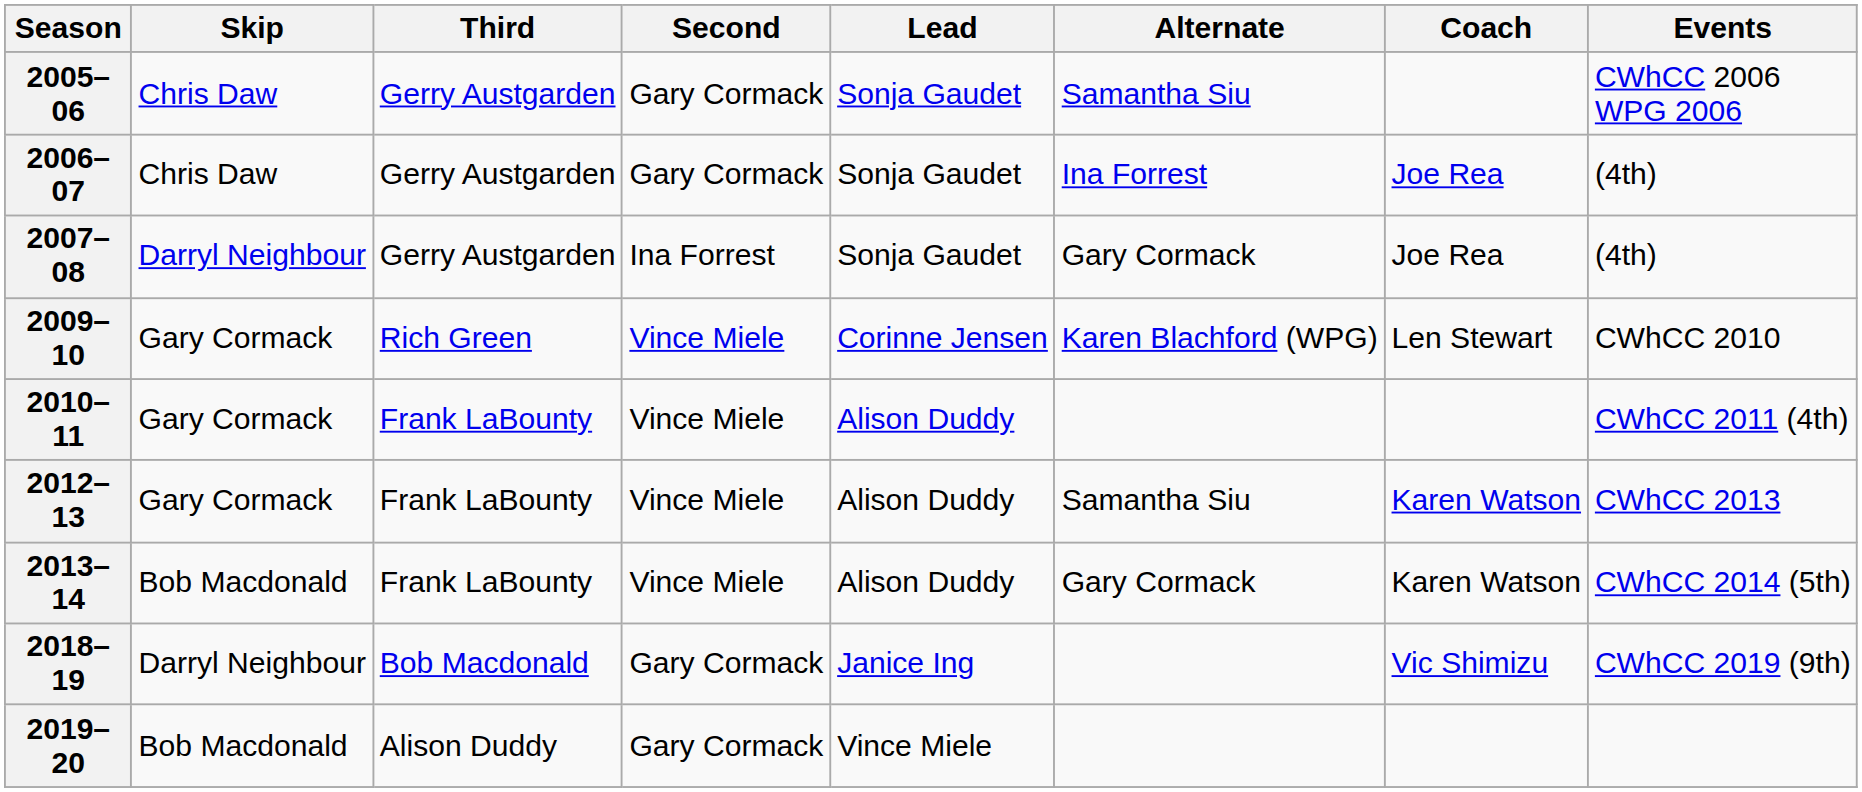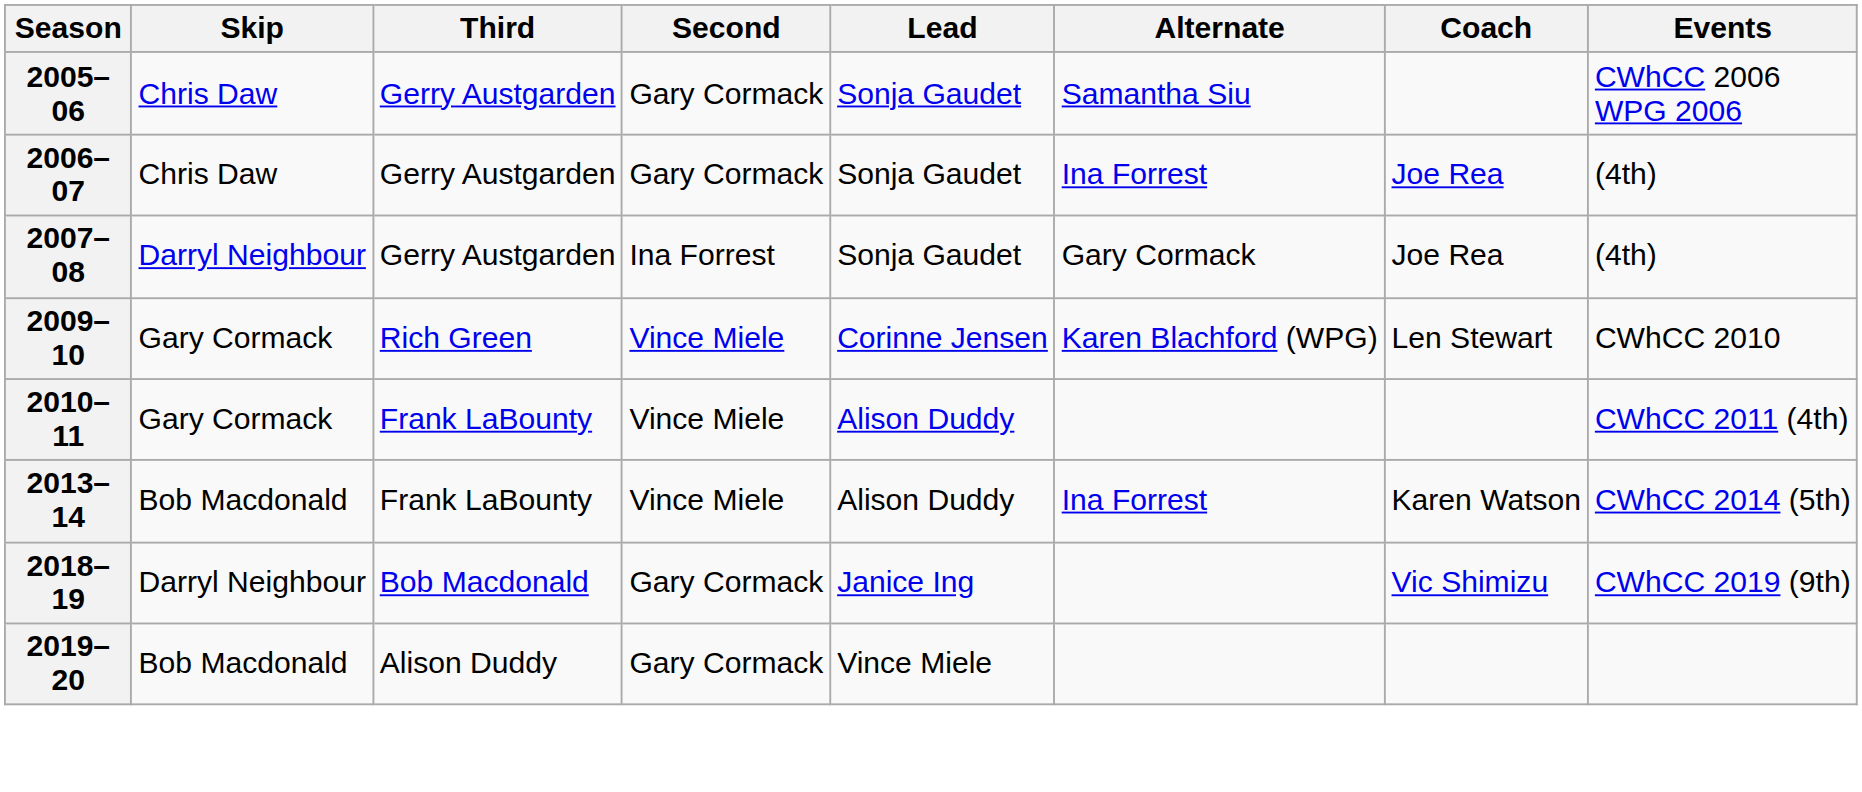- row: (68, 500)
(1159, 582) Gary Cormack -> (1134, 500) Ina Forrest
